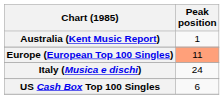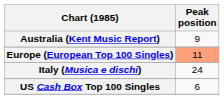(197, 39) 1 -> (197, 39) 9
